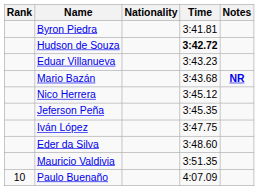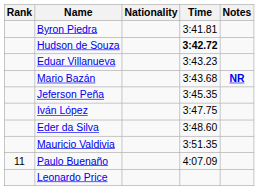- row: (66, 95)
(19, 177) 10 -> (19, 161) 11
+ row: (72, 177)
